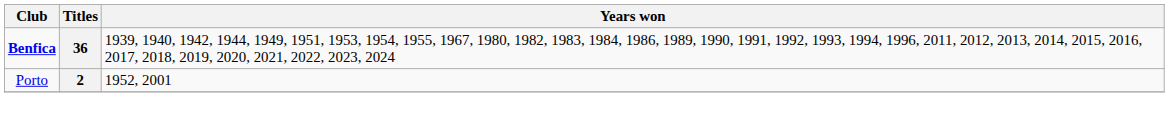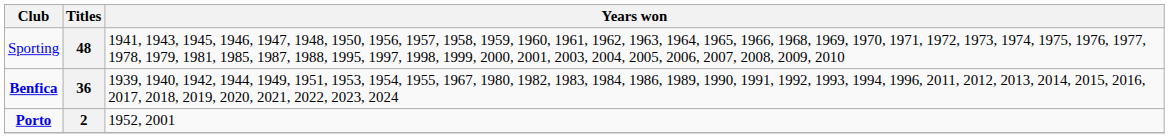+ row: (84, 48)
(32, 80) normal -> (34, 120) bold
